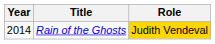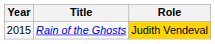(19, 30) 2014 -> (19, 30) 2015
